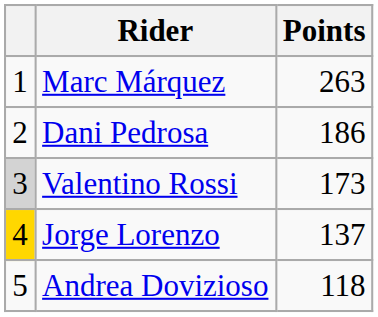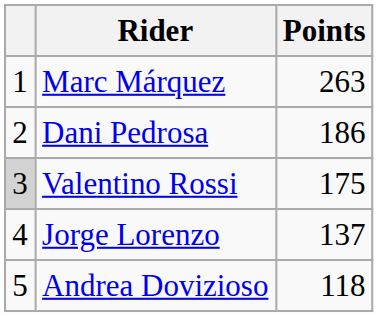(342, 183) 173 -> (342, 183) 175
(20, 234) gold background -> (20, 234) no background
